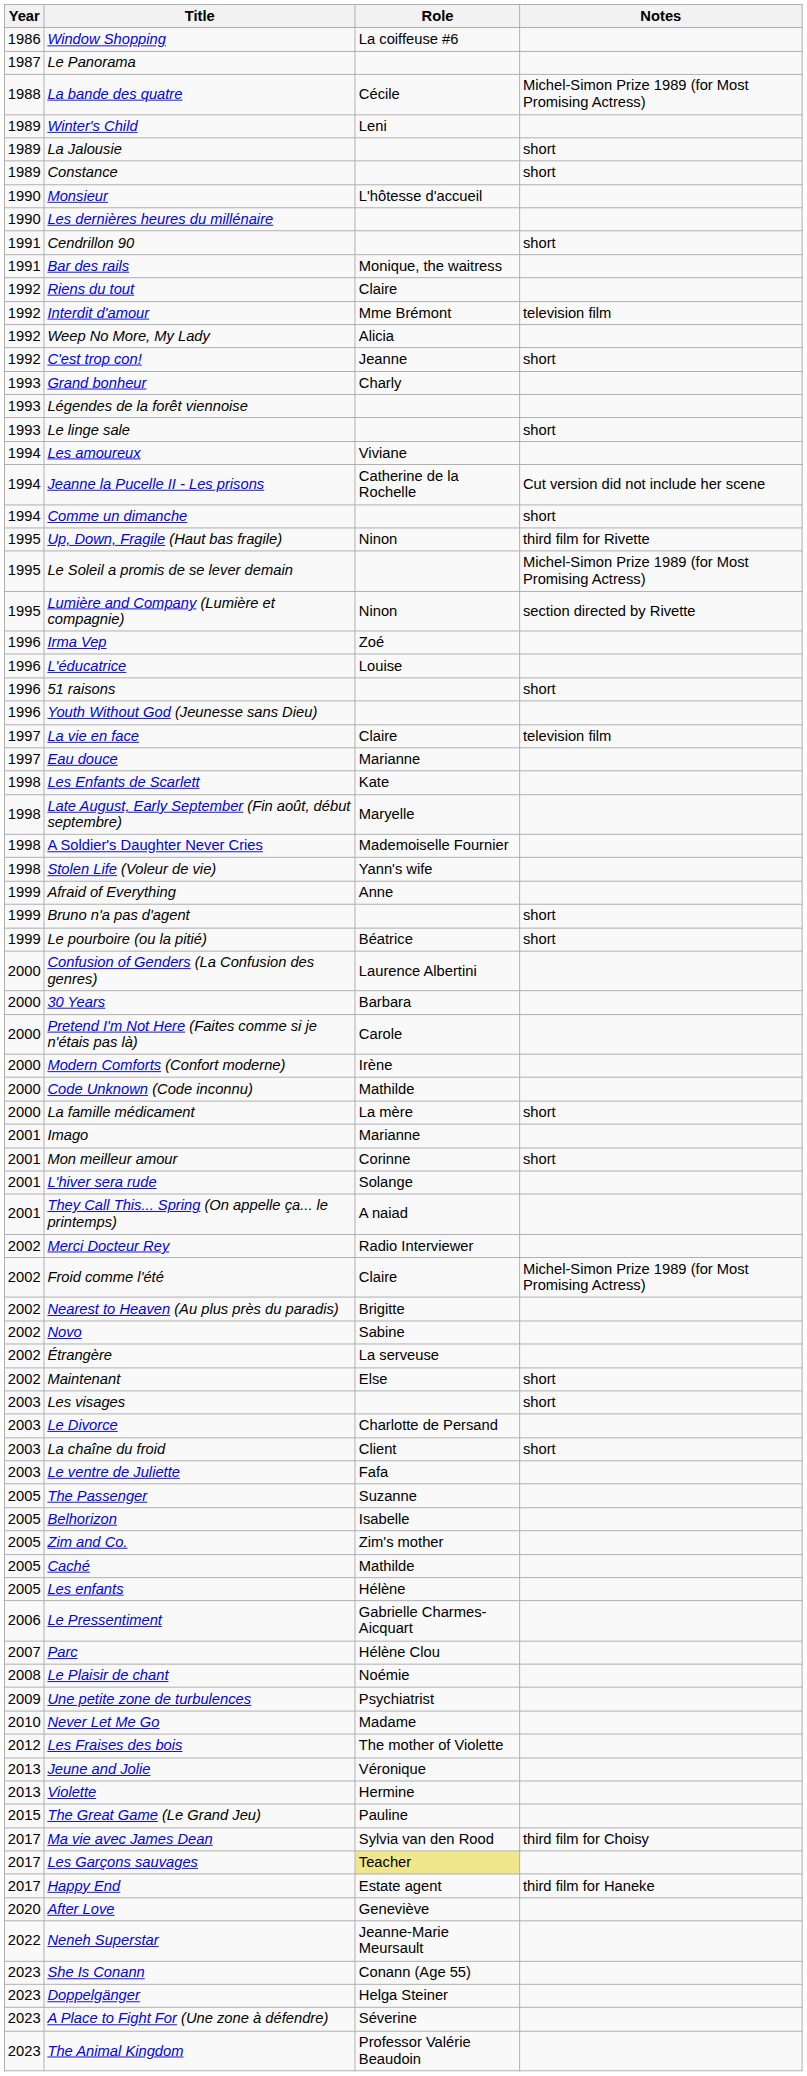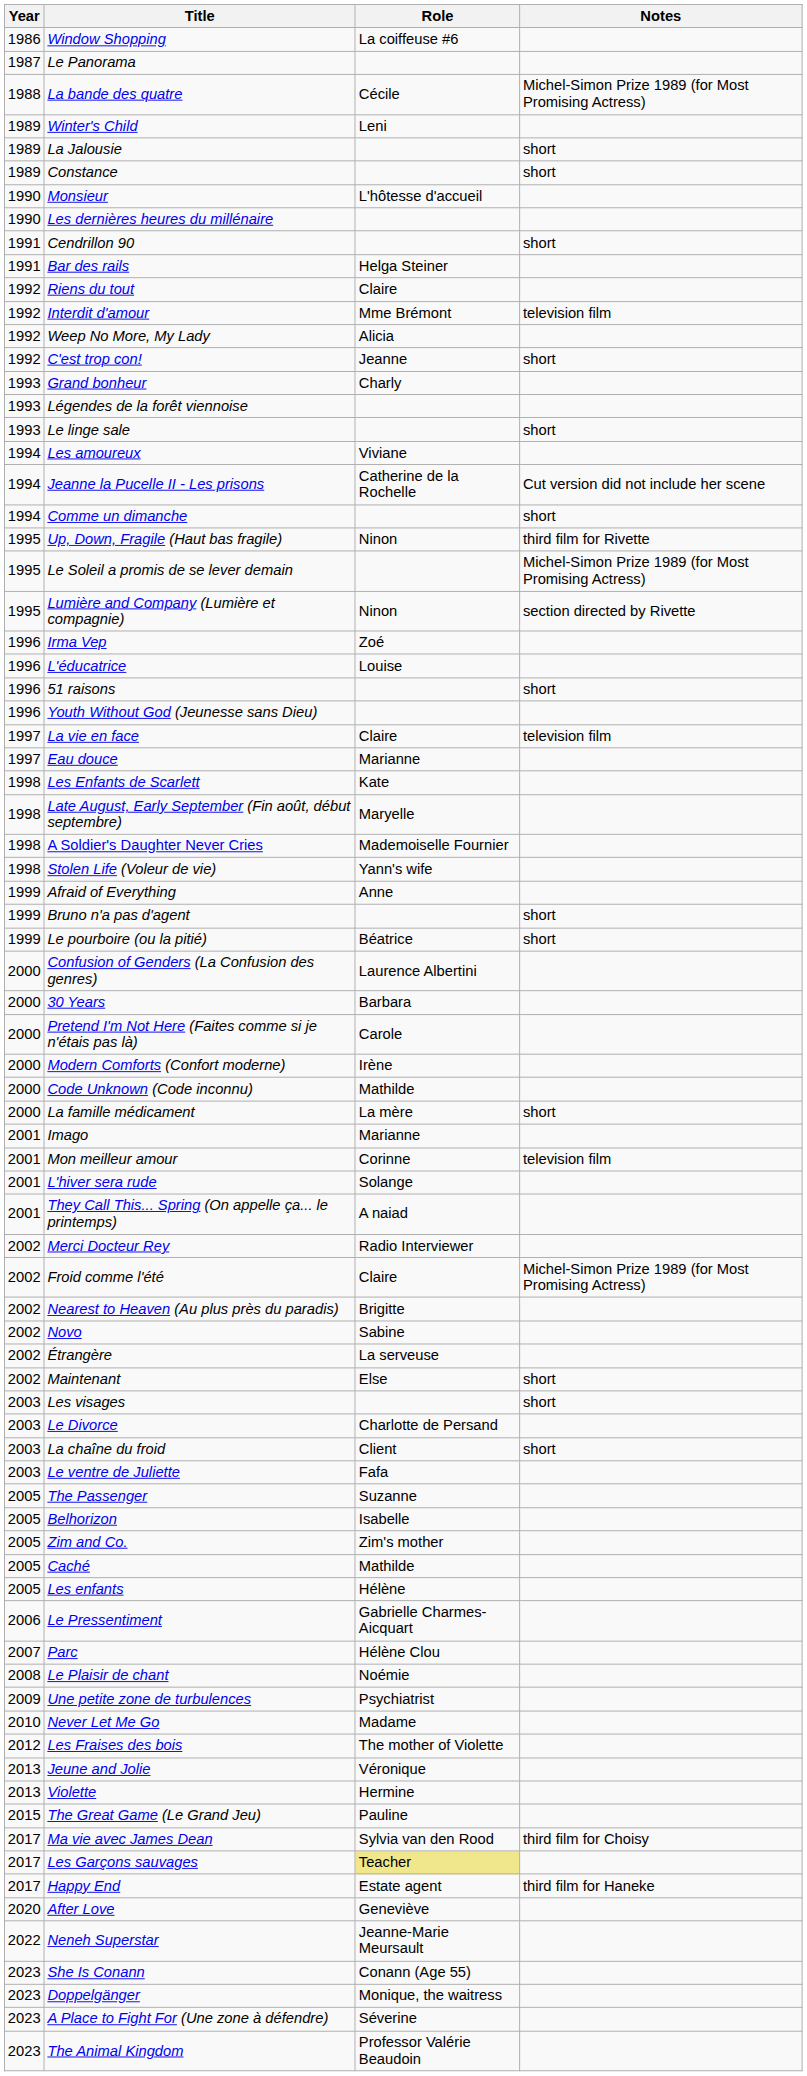(430, 266) Monique, the waitress -> (403, 266) Helga Steiner
(539, 1159) short -> (567, 1159) television film
(403, 1995) Helga Steiner -> (430, 1995) Monique, the waitress
